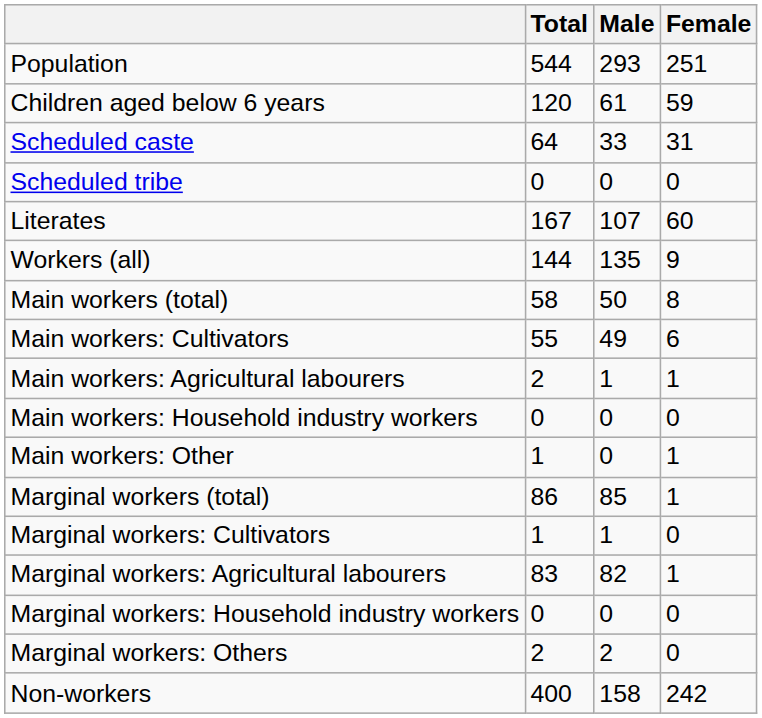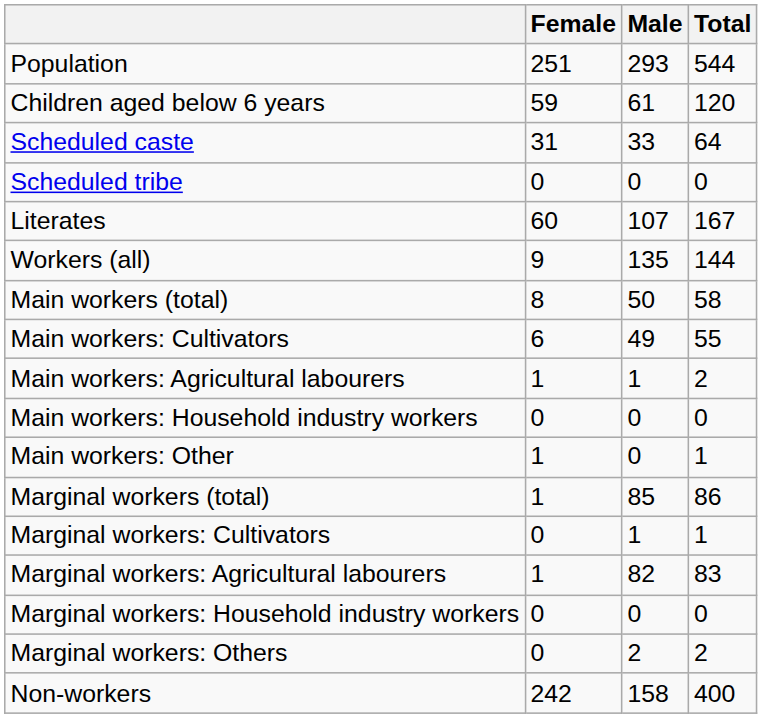columns swapped: (559, 24) <-> (709, 24)
